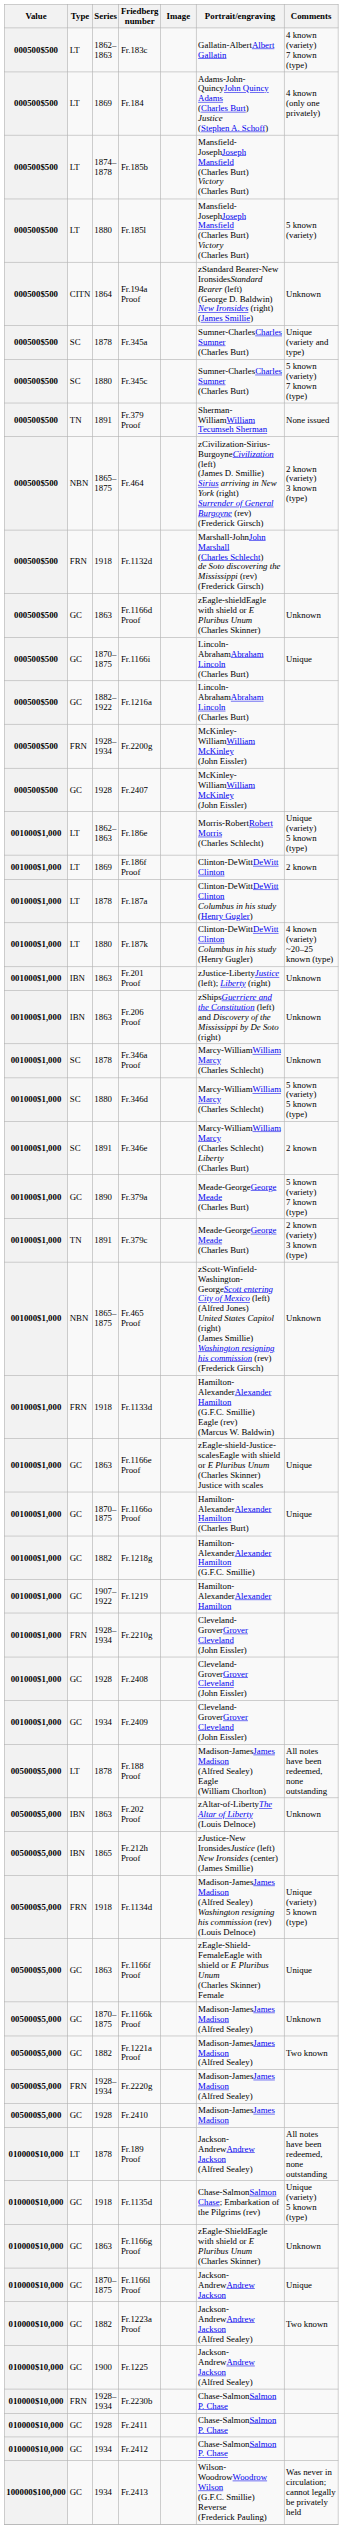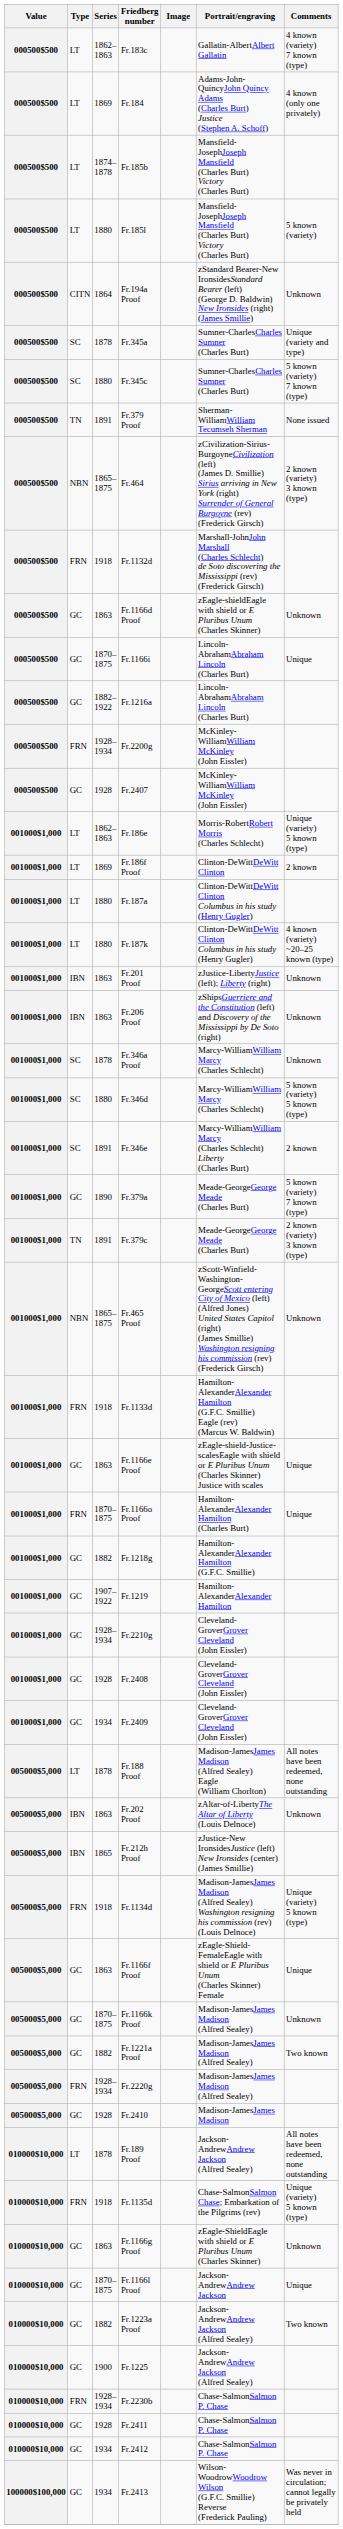(103, 901) 1878 -> (103, 901) 1880
(76, 1514) GC -> (78, 1514) FRN
(78, 1635) FRN -> (76, 1635) GC
(76, 2202) GC -> (78, 2202) FRN
